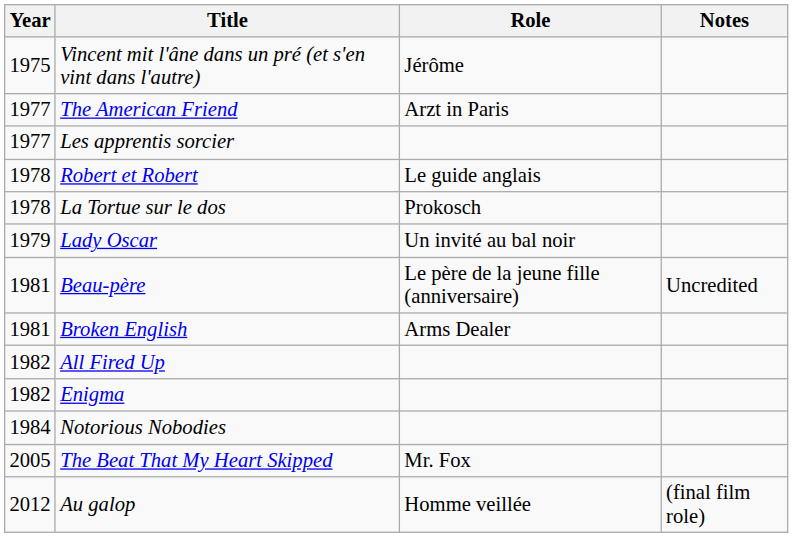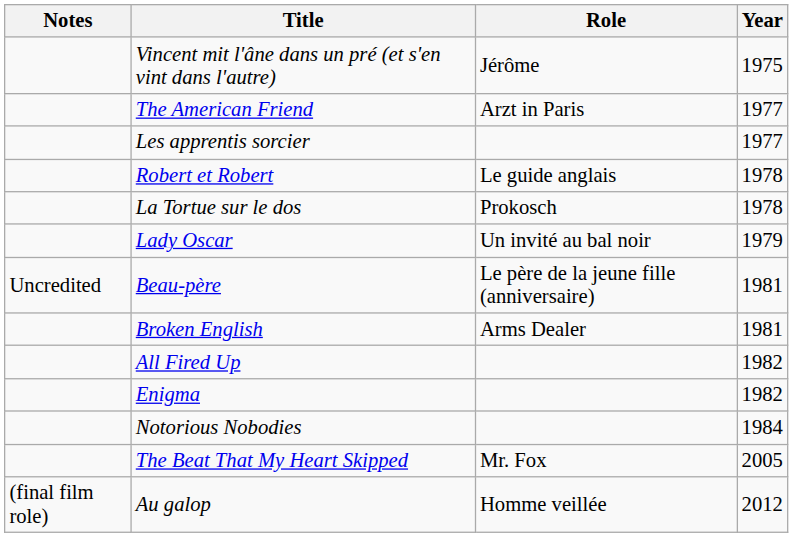columns swapped: (30, 20) <-> (724, 20)
